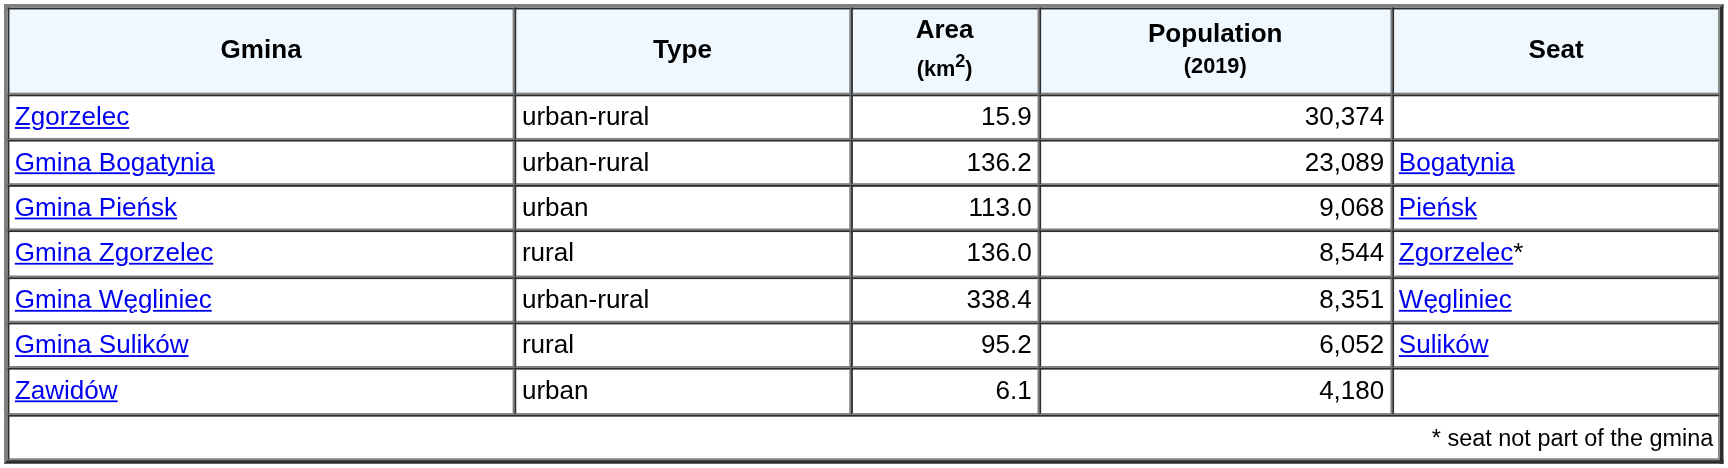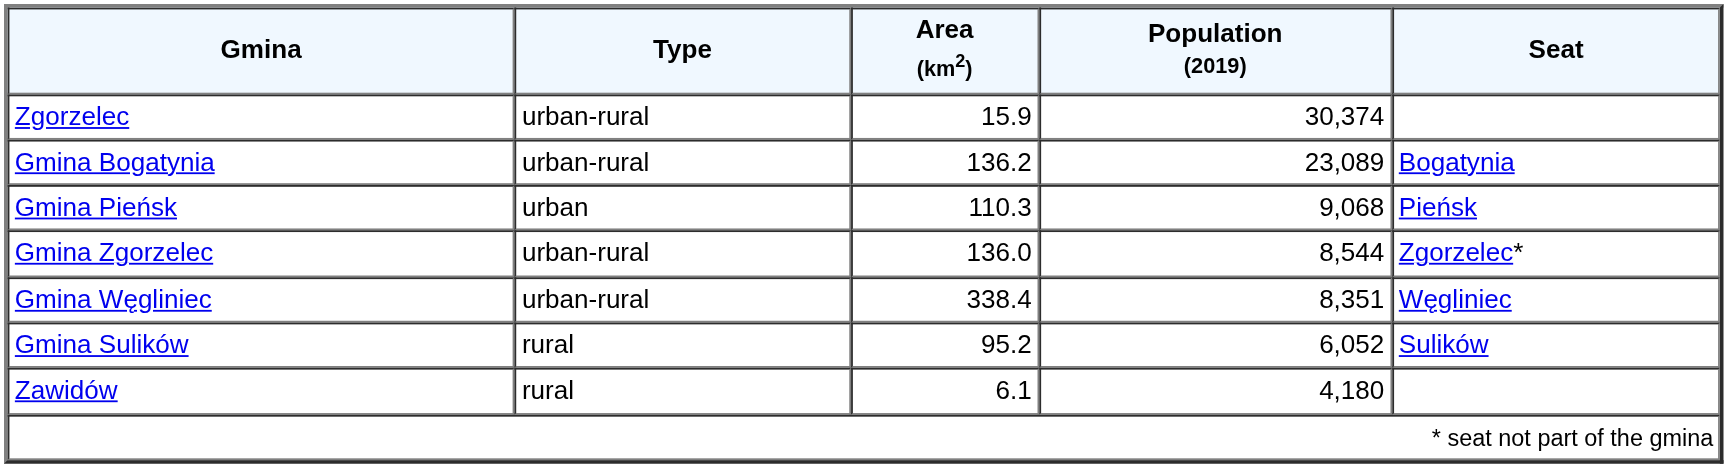(1000, 207) 113.0 -> (1000, 207) 110.3
(548, 253) rural -> (586, 253) urban-rural
(555, 390) urban -> (548, 390) rural
